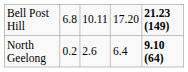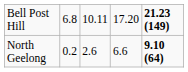(120, 51) 6.4 -> (120, 51) 6.6
